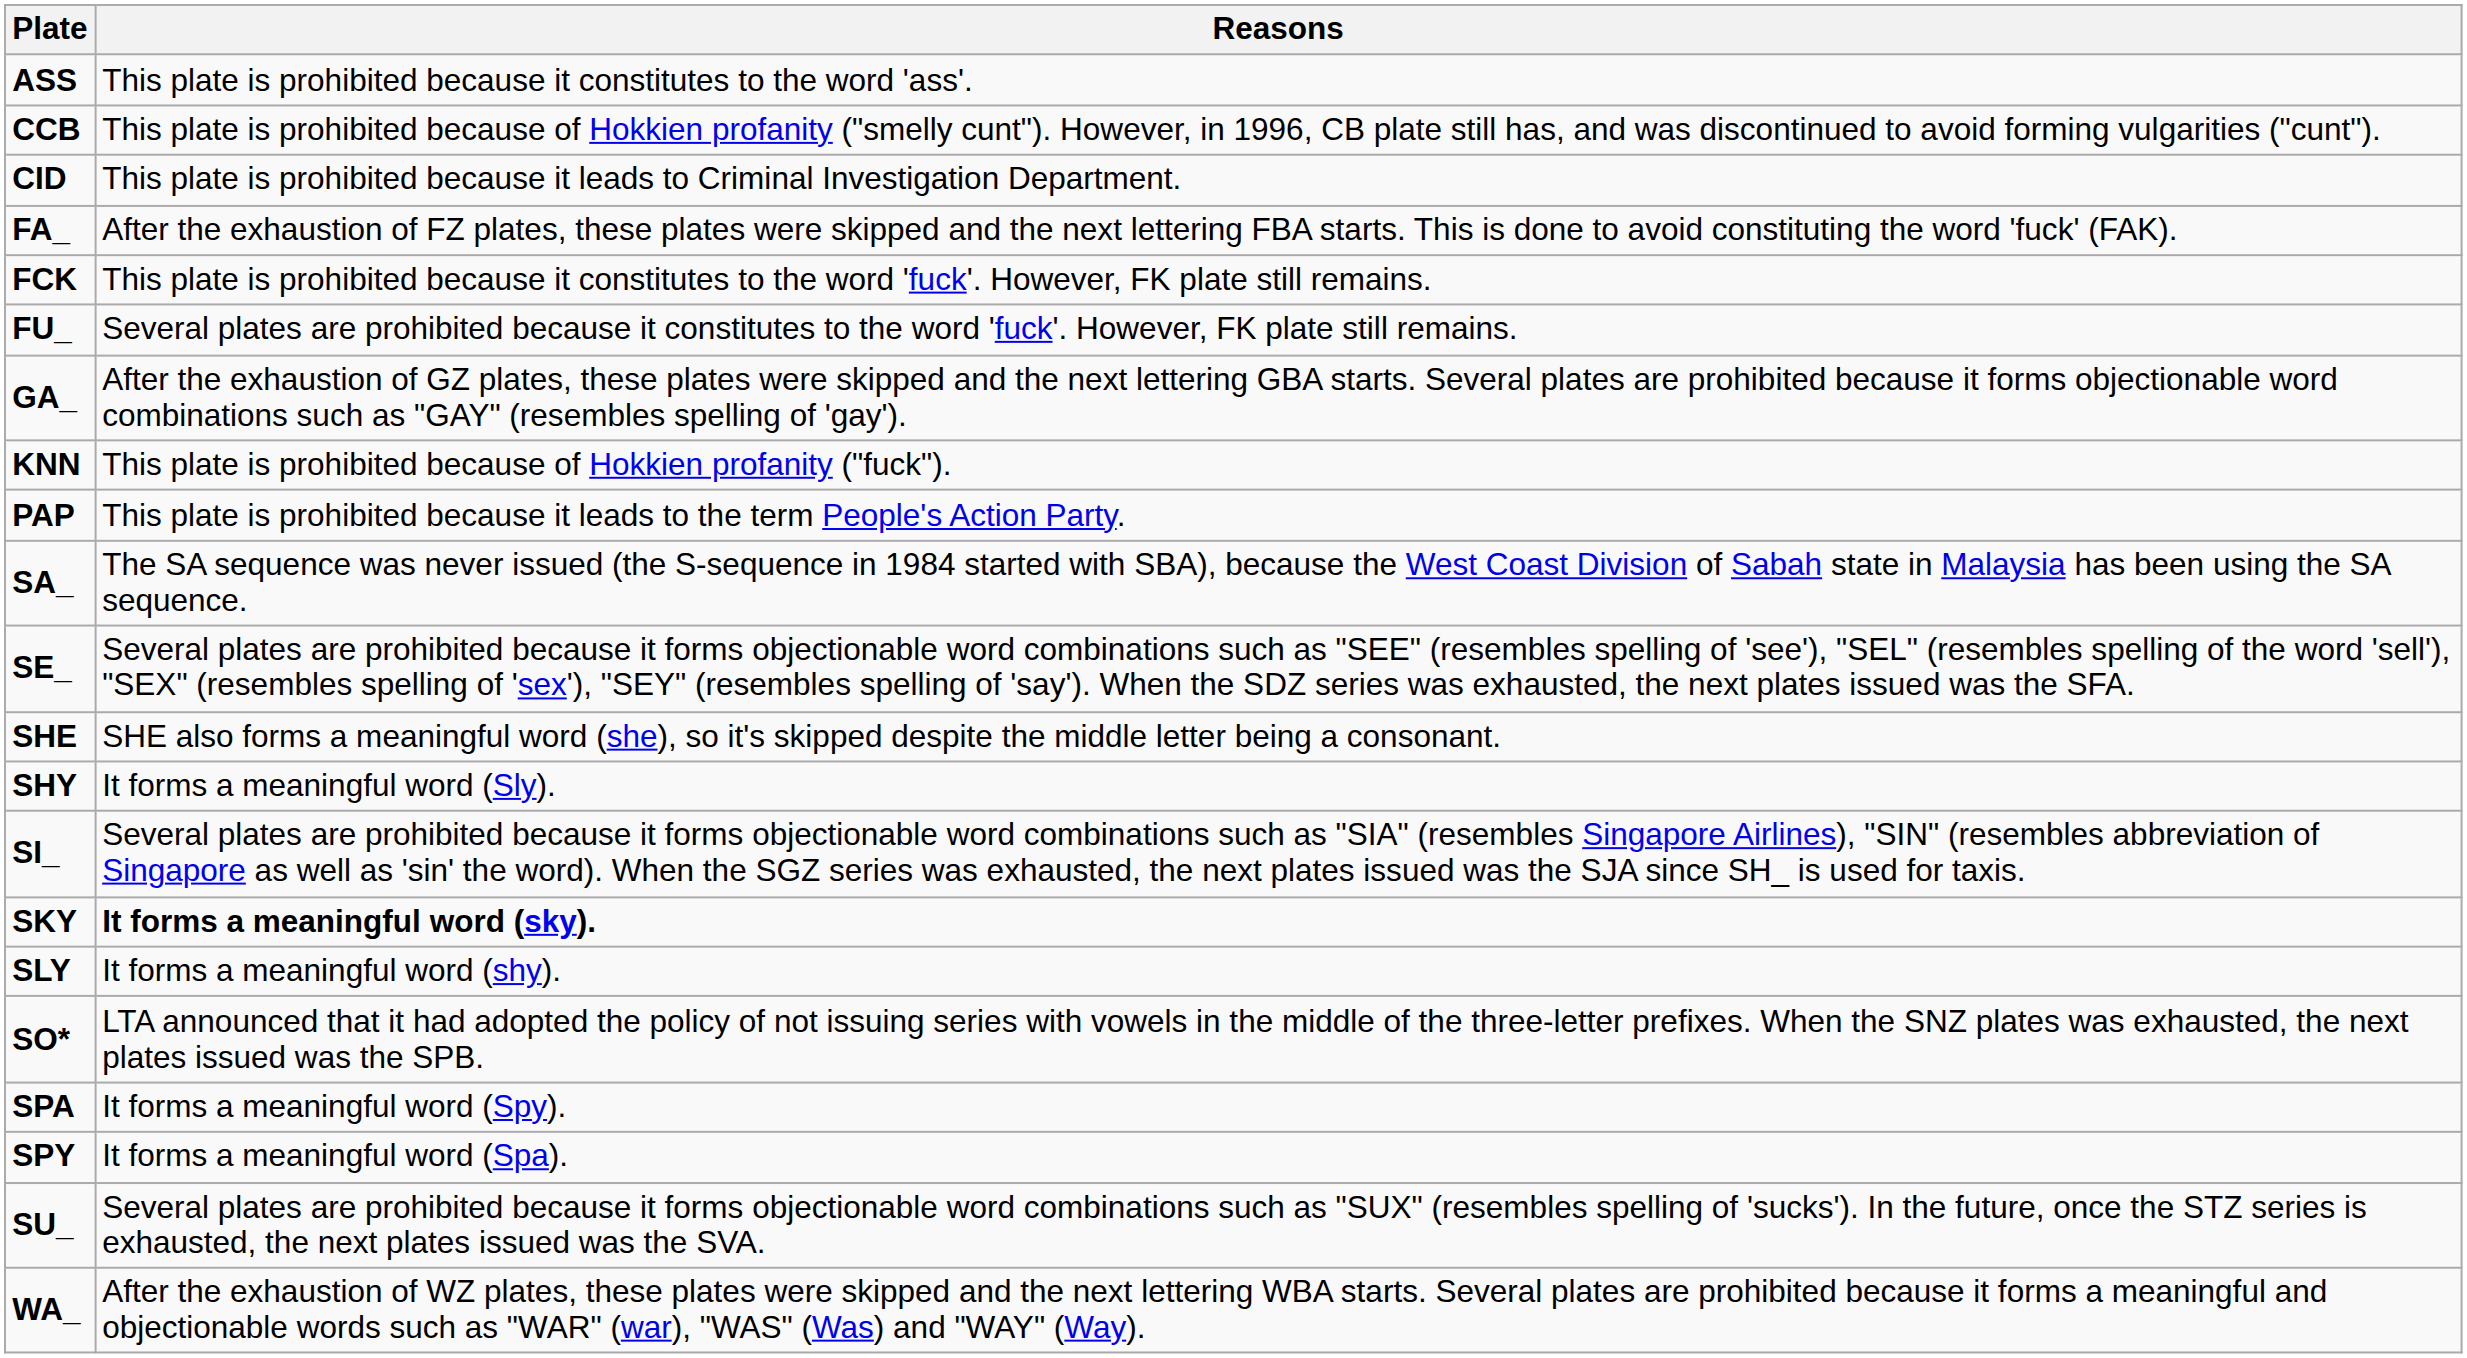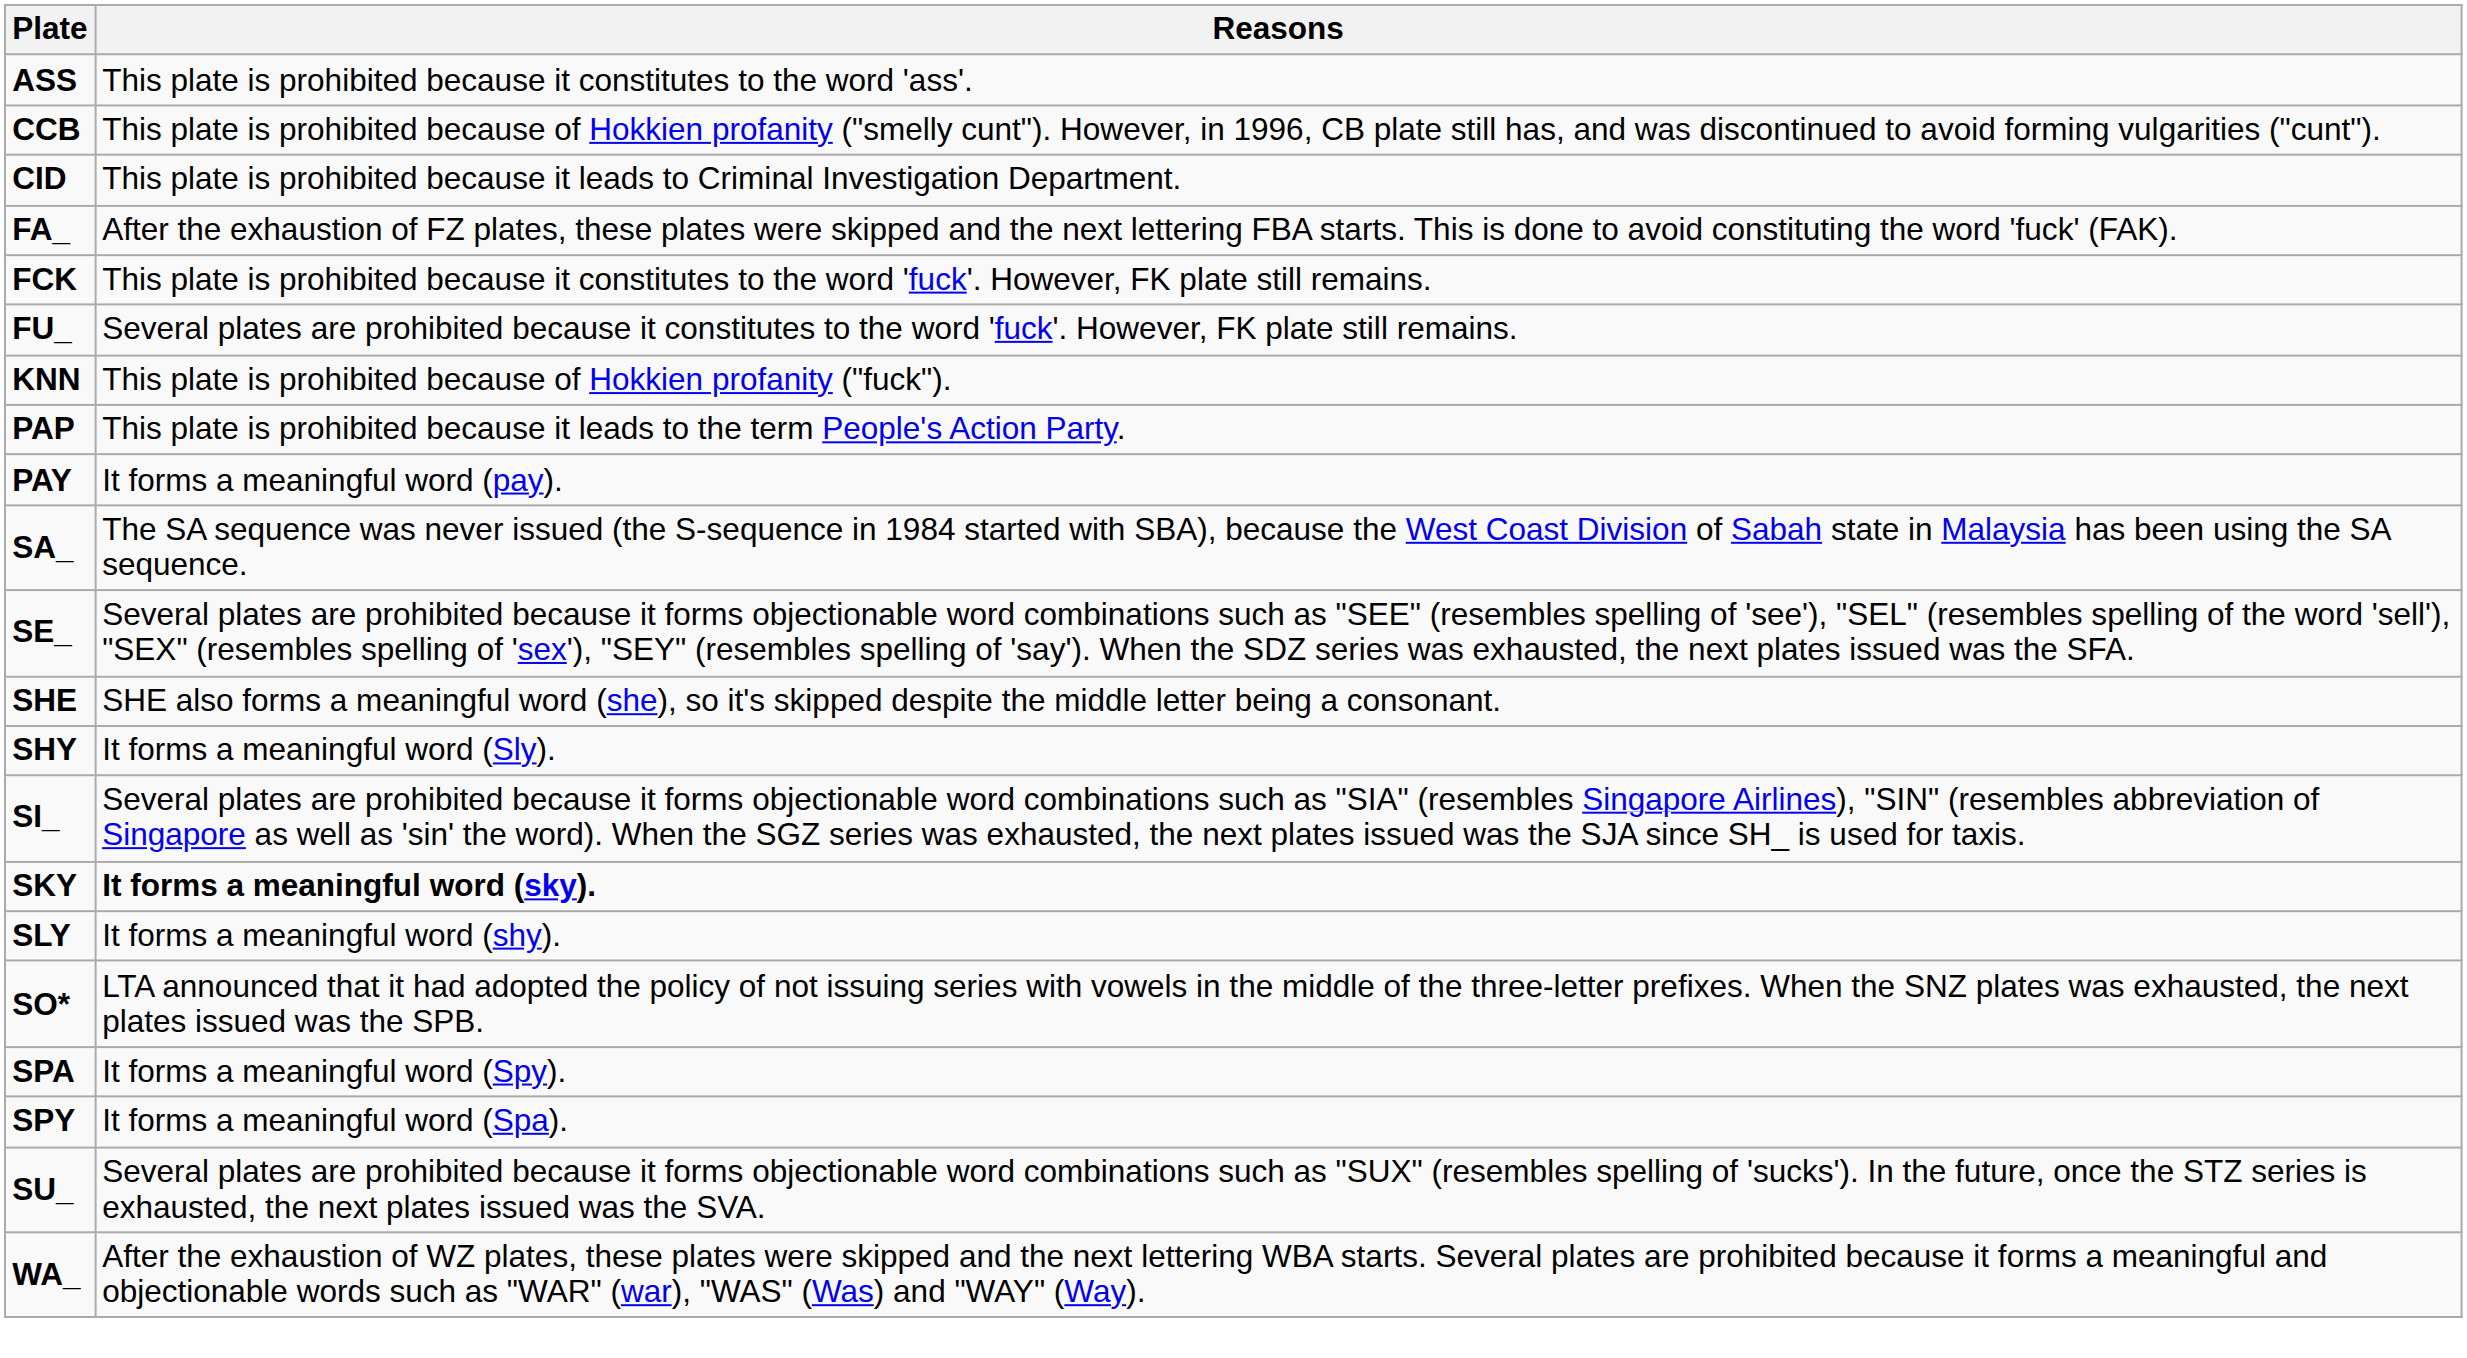- row: (45, 397)
+ row: (42, 479)
